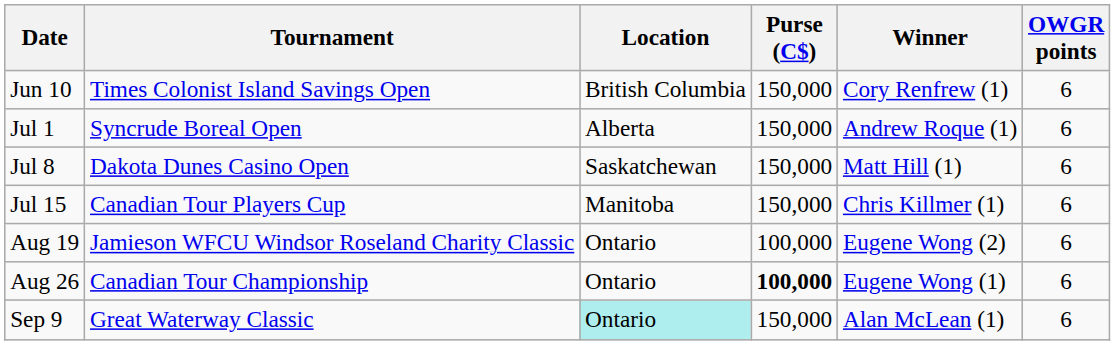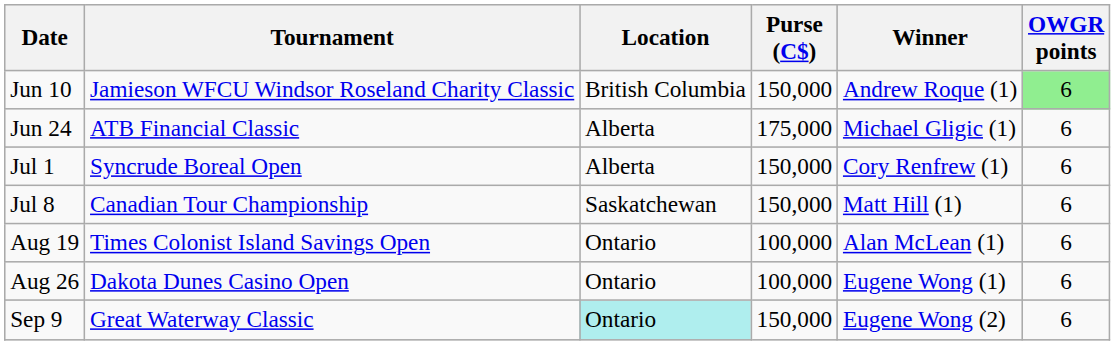(260, 89) Times Colonist Island Savings Open -> (332, 89) Jamieson WFCU Windsor Roseland Charity Classic
(926, 89) Cory Renfrew (1) -> (930, 89) Andrew Roque (1)
(1066, 89) no background -> (1066, 89) lightgreen background
+ row: (41, 128)
(930, 128) Andrew Roque (1) -> (926, 166) Cory Renfrew (1)
(219, 166) Dakota Dunes Casino Open -> (229, 204) Canadian Tour Championship
- row: (38, 204)
(332, 243) Jamieson WFCU Windsor Roseland Charity Classic -> (260, 243) Times Colonist Island Savings Open
(924, 243) Eugene Wong (2) -> (924, 243) Alan McLean (1)
(229, 281) Canadian Tour Championship -> (219, 281) Dakota Dunes Casino Open
(794, 281) bold -> (794, 281) normal
(924, 319) Alan McLean (1) -> (924, 319) Eugene Wong (2)
